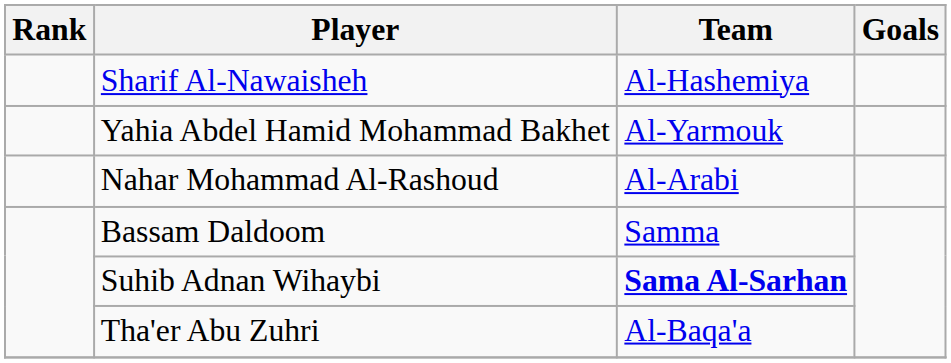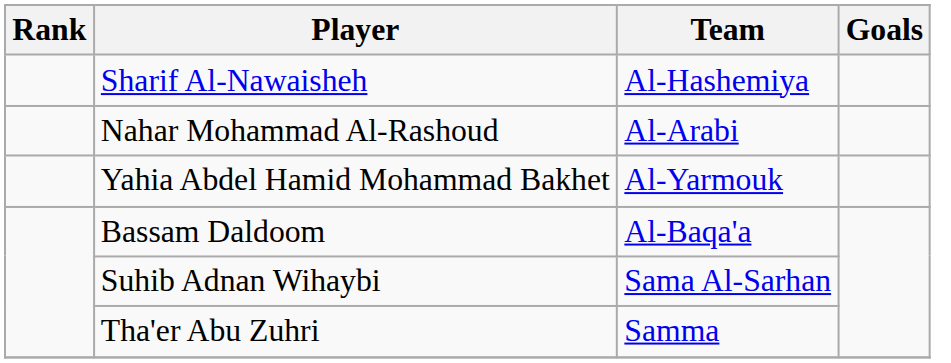rows swapped: (300, 180) <-> (355, 130)
(672, 230) Samma -> (688, 230) Al-Baqa'a
(736, 280) bold -> (728, 280) normal
(688, 331) Al-Baqa'a -> (672, 331) Samma
